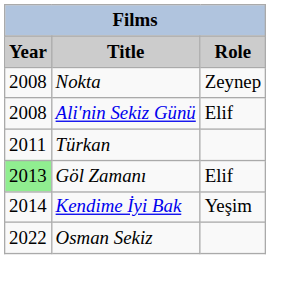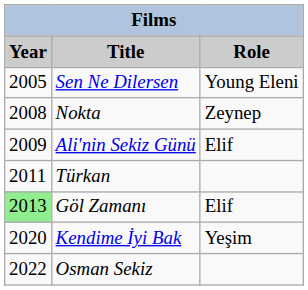+ row: (117, 82)
(28, 113) 2008 -> (28, 144) 2009
(28, 207) 2014 -> (28, 238) 2020
